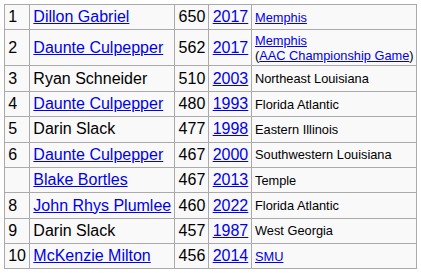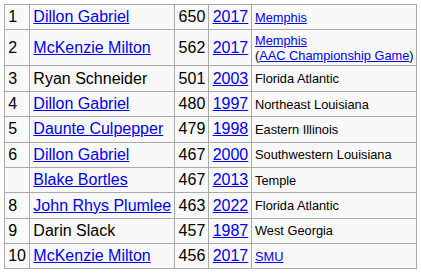(98, 47) Daunte Culpepper -> (92, 47) McKenzie Milton
(192, 78) 510 -> (192, 78) 501
(312, 79) Northeast Louisiana -> (297, 79) Florida Atlantic
(98, 104) Daunte Culpepper -> (81, 104) Dillon Gabriel
(230, 104) 1993 -> (230, 104) 1997
(297, 104) Florida Atlantic -> (312, 104) Northeast Louisiana
(74, 129) Darin Slack -> (98, 129) Daunte Culpepper
(192, 129) 477 -> (192, 129) 479
(98, 154) Daunte Culpepper -> (81, 154) Dillon Gabriel
(192, 205) 460 -> (192, 205) 463
(230, 256) 2014 -> (230, 256) 2017
